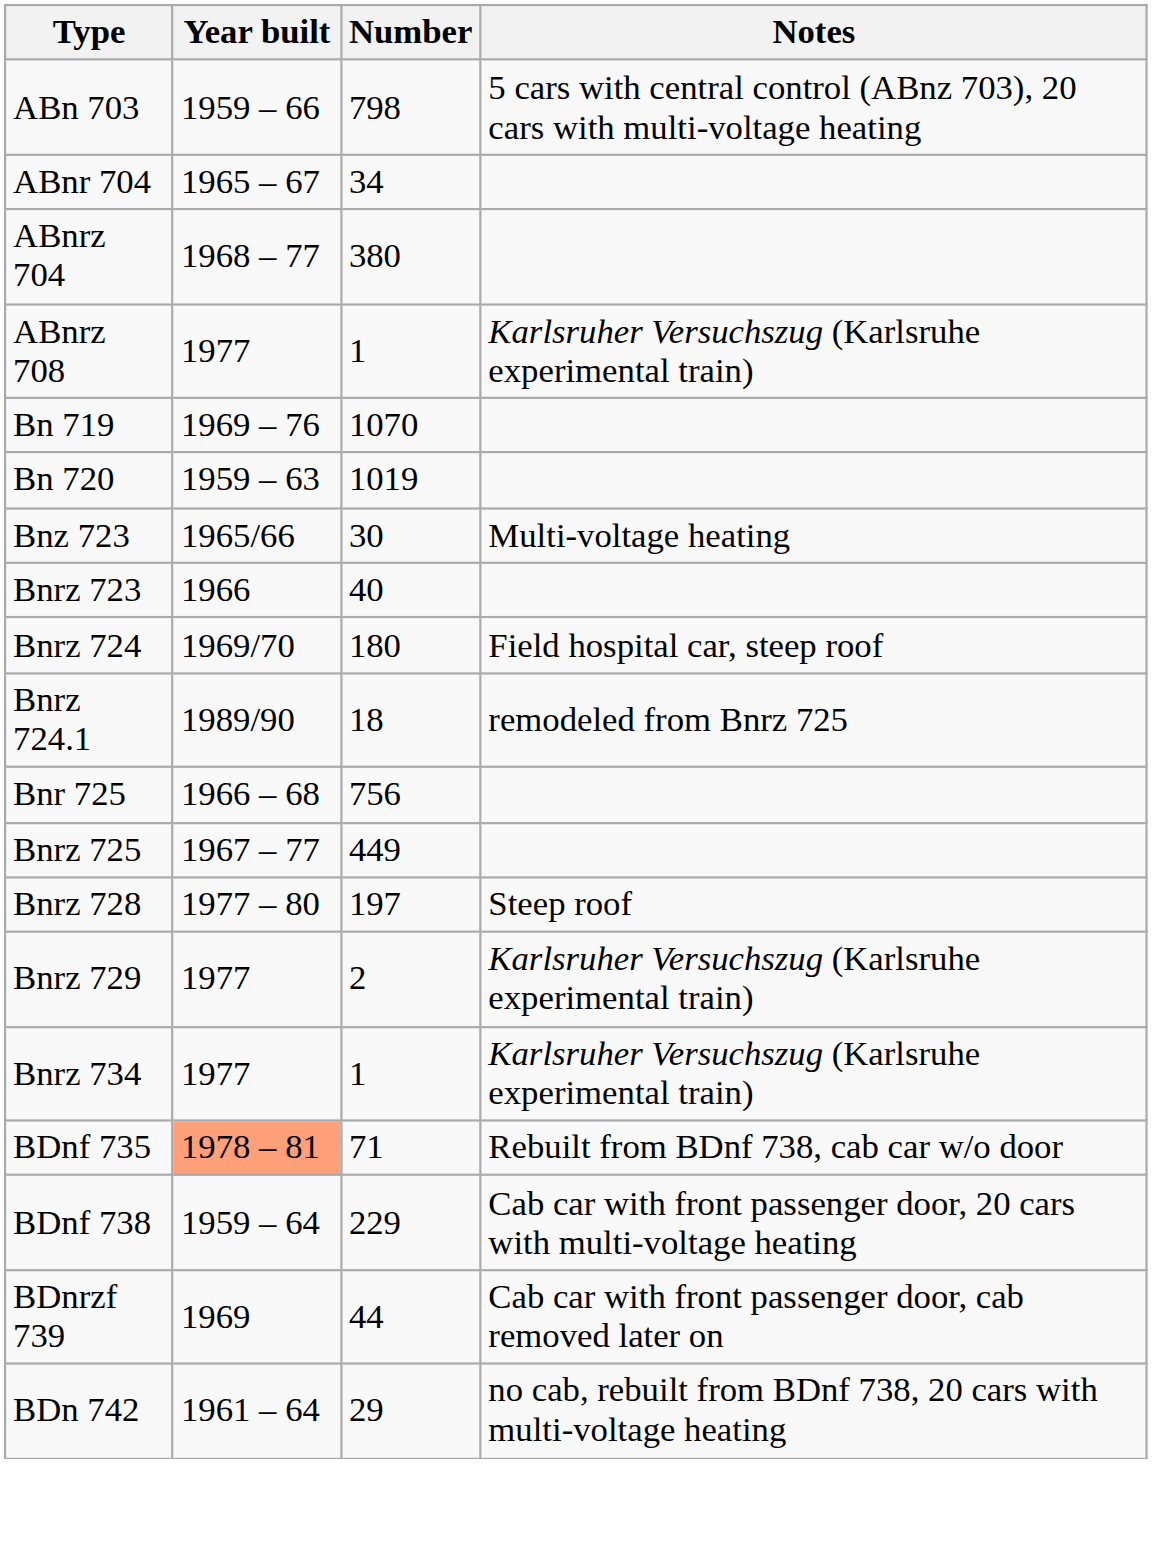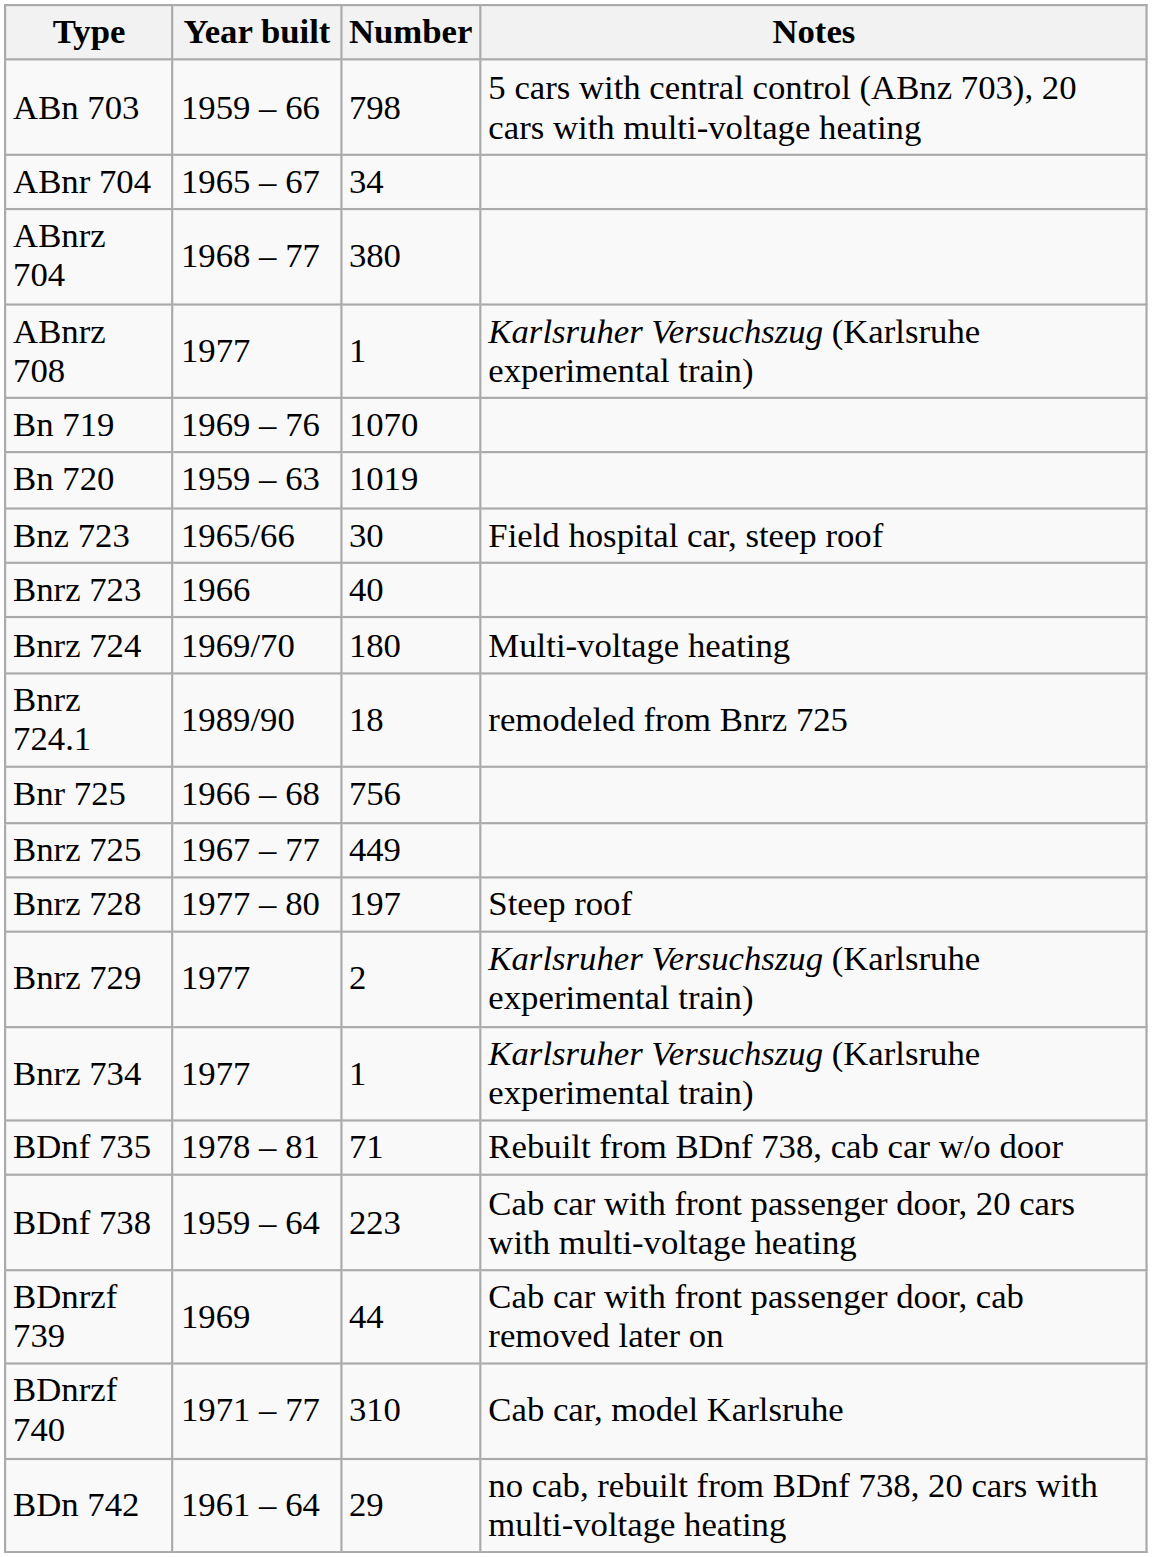(639, 534) Multi-voltage heating -> (686, 534) Field hospital car, steep roof
(686, 644) Field hospital car, steep roof -> (639, 644) Multi-voltage heating
(250, 1147) lightsalmon background -> (250, 1147) no background
(375, 1222) 229 -> (375, 1222) 223
+ row: (65, 1410)
